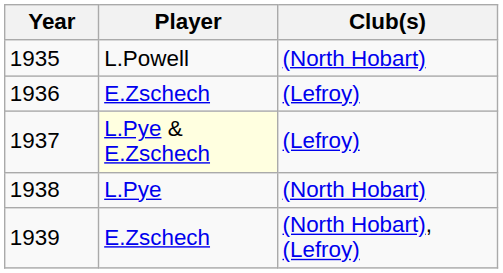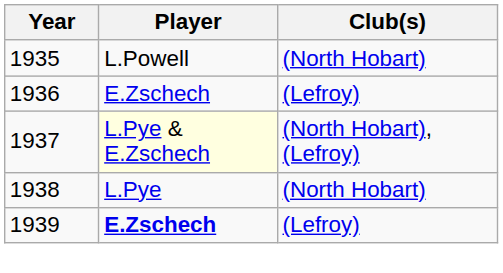(321, 141) (Lefroy) -> (357, 141) (North Hobart), (Lefroy)
(157, 237) normal -> (160, 225) bold
(357, 237) (North Hobart), (Lefroy) -> (321, 225) (Lefroy)
